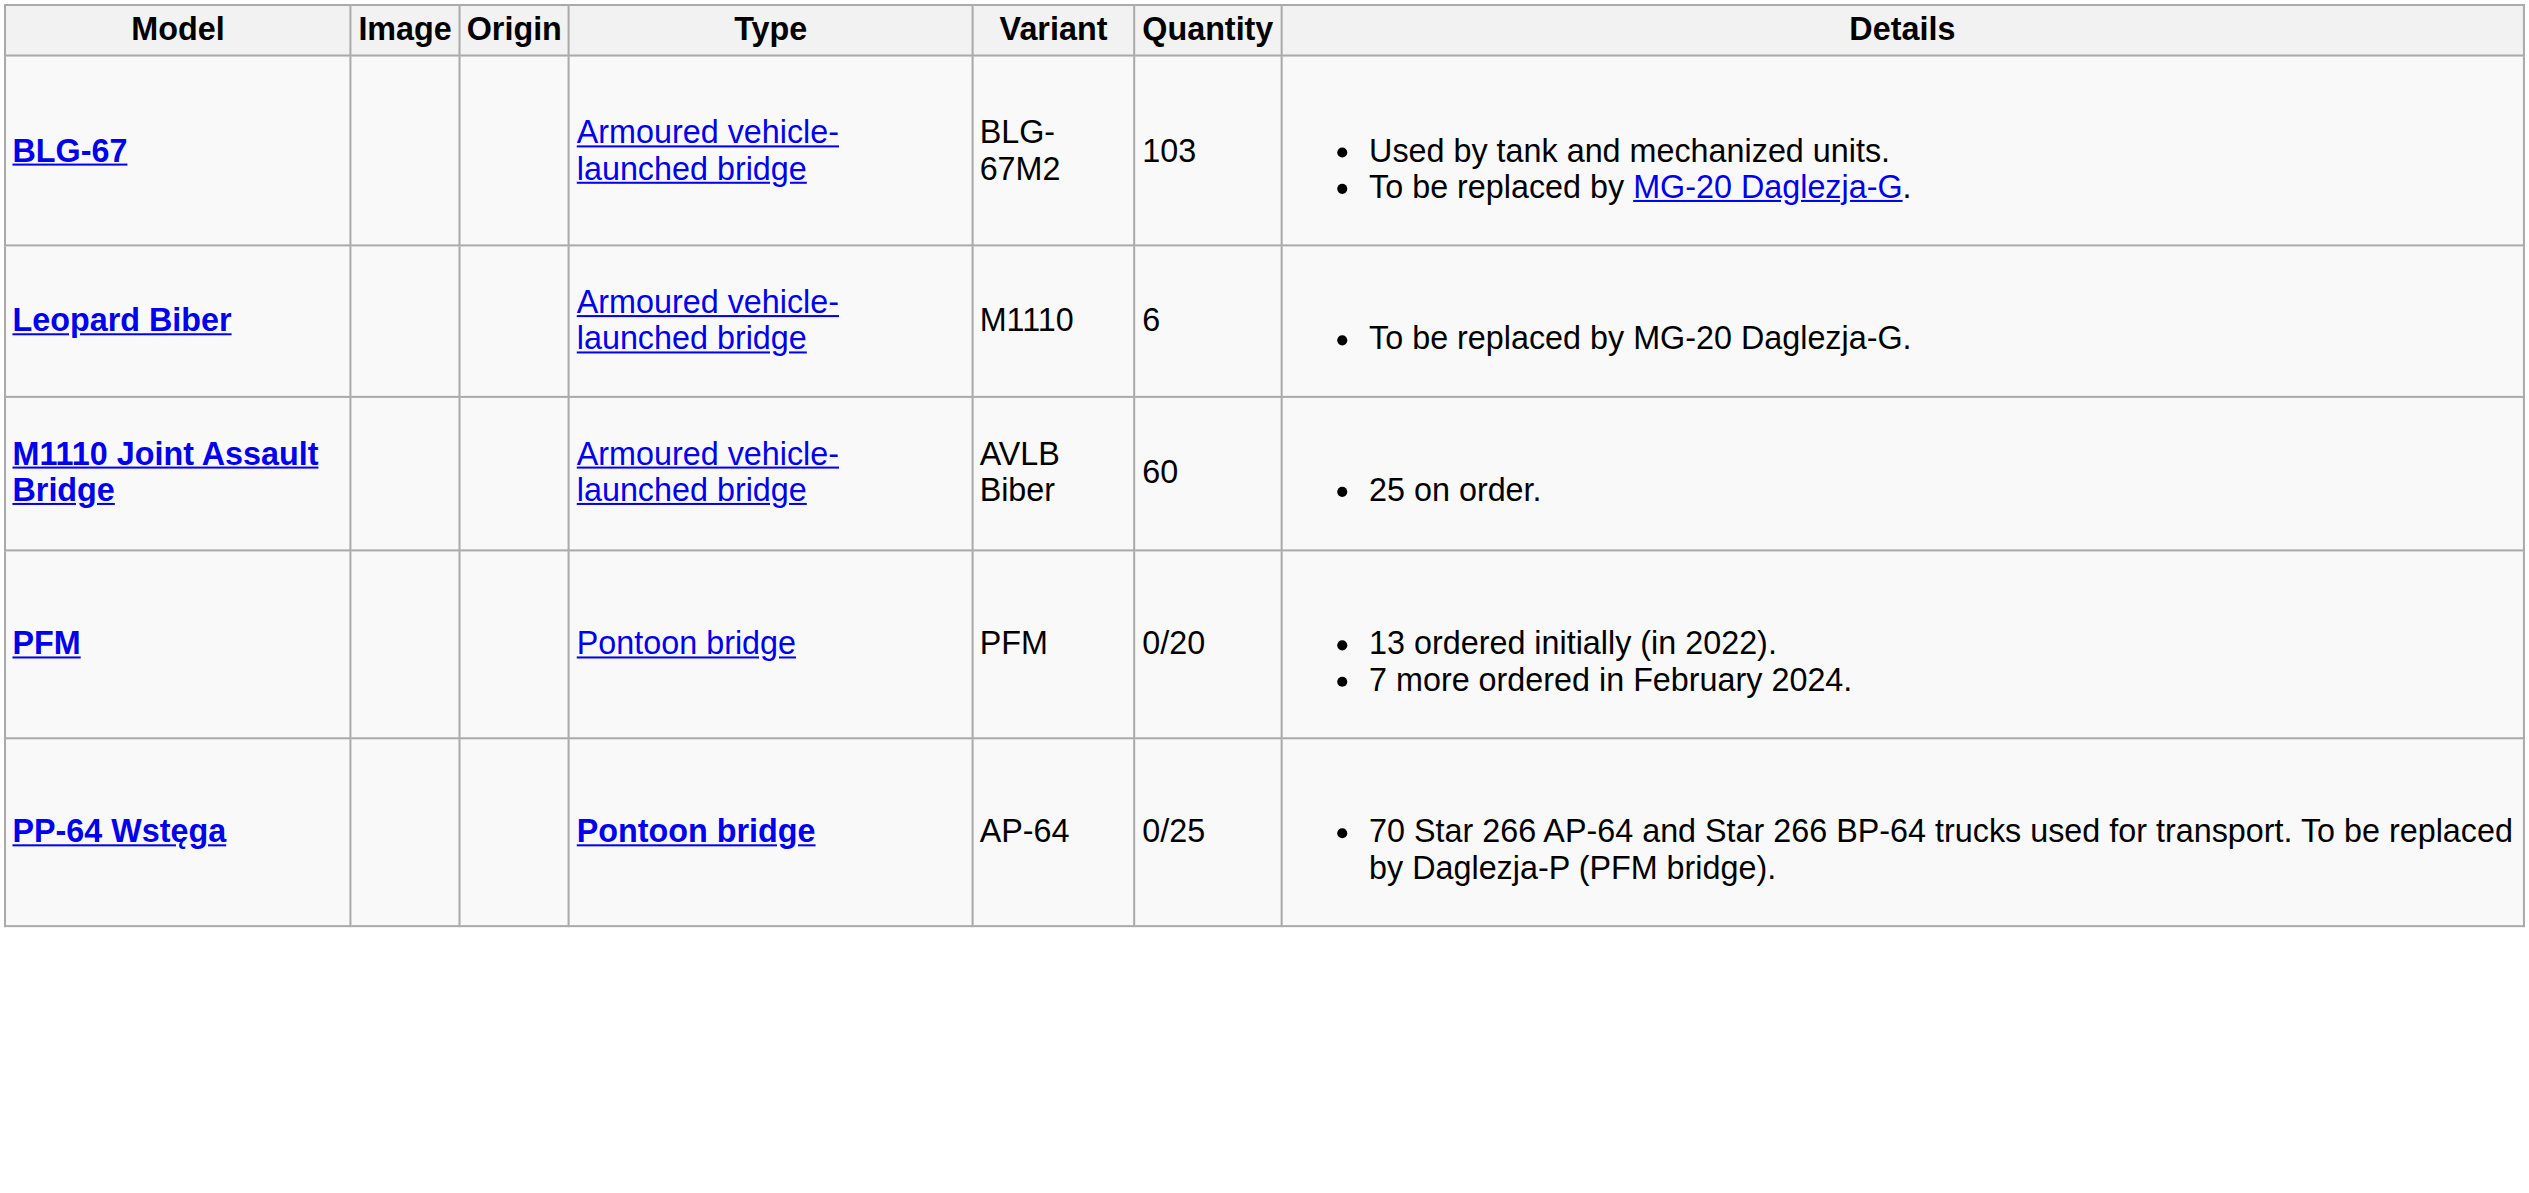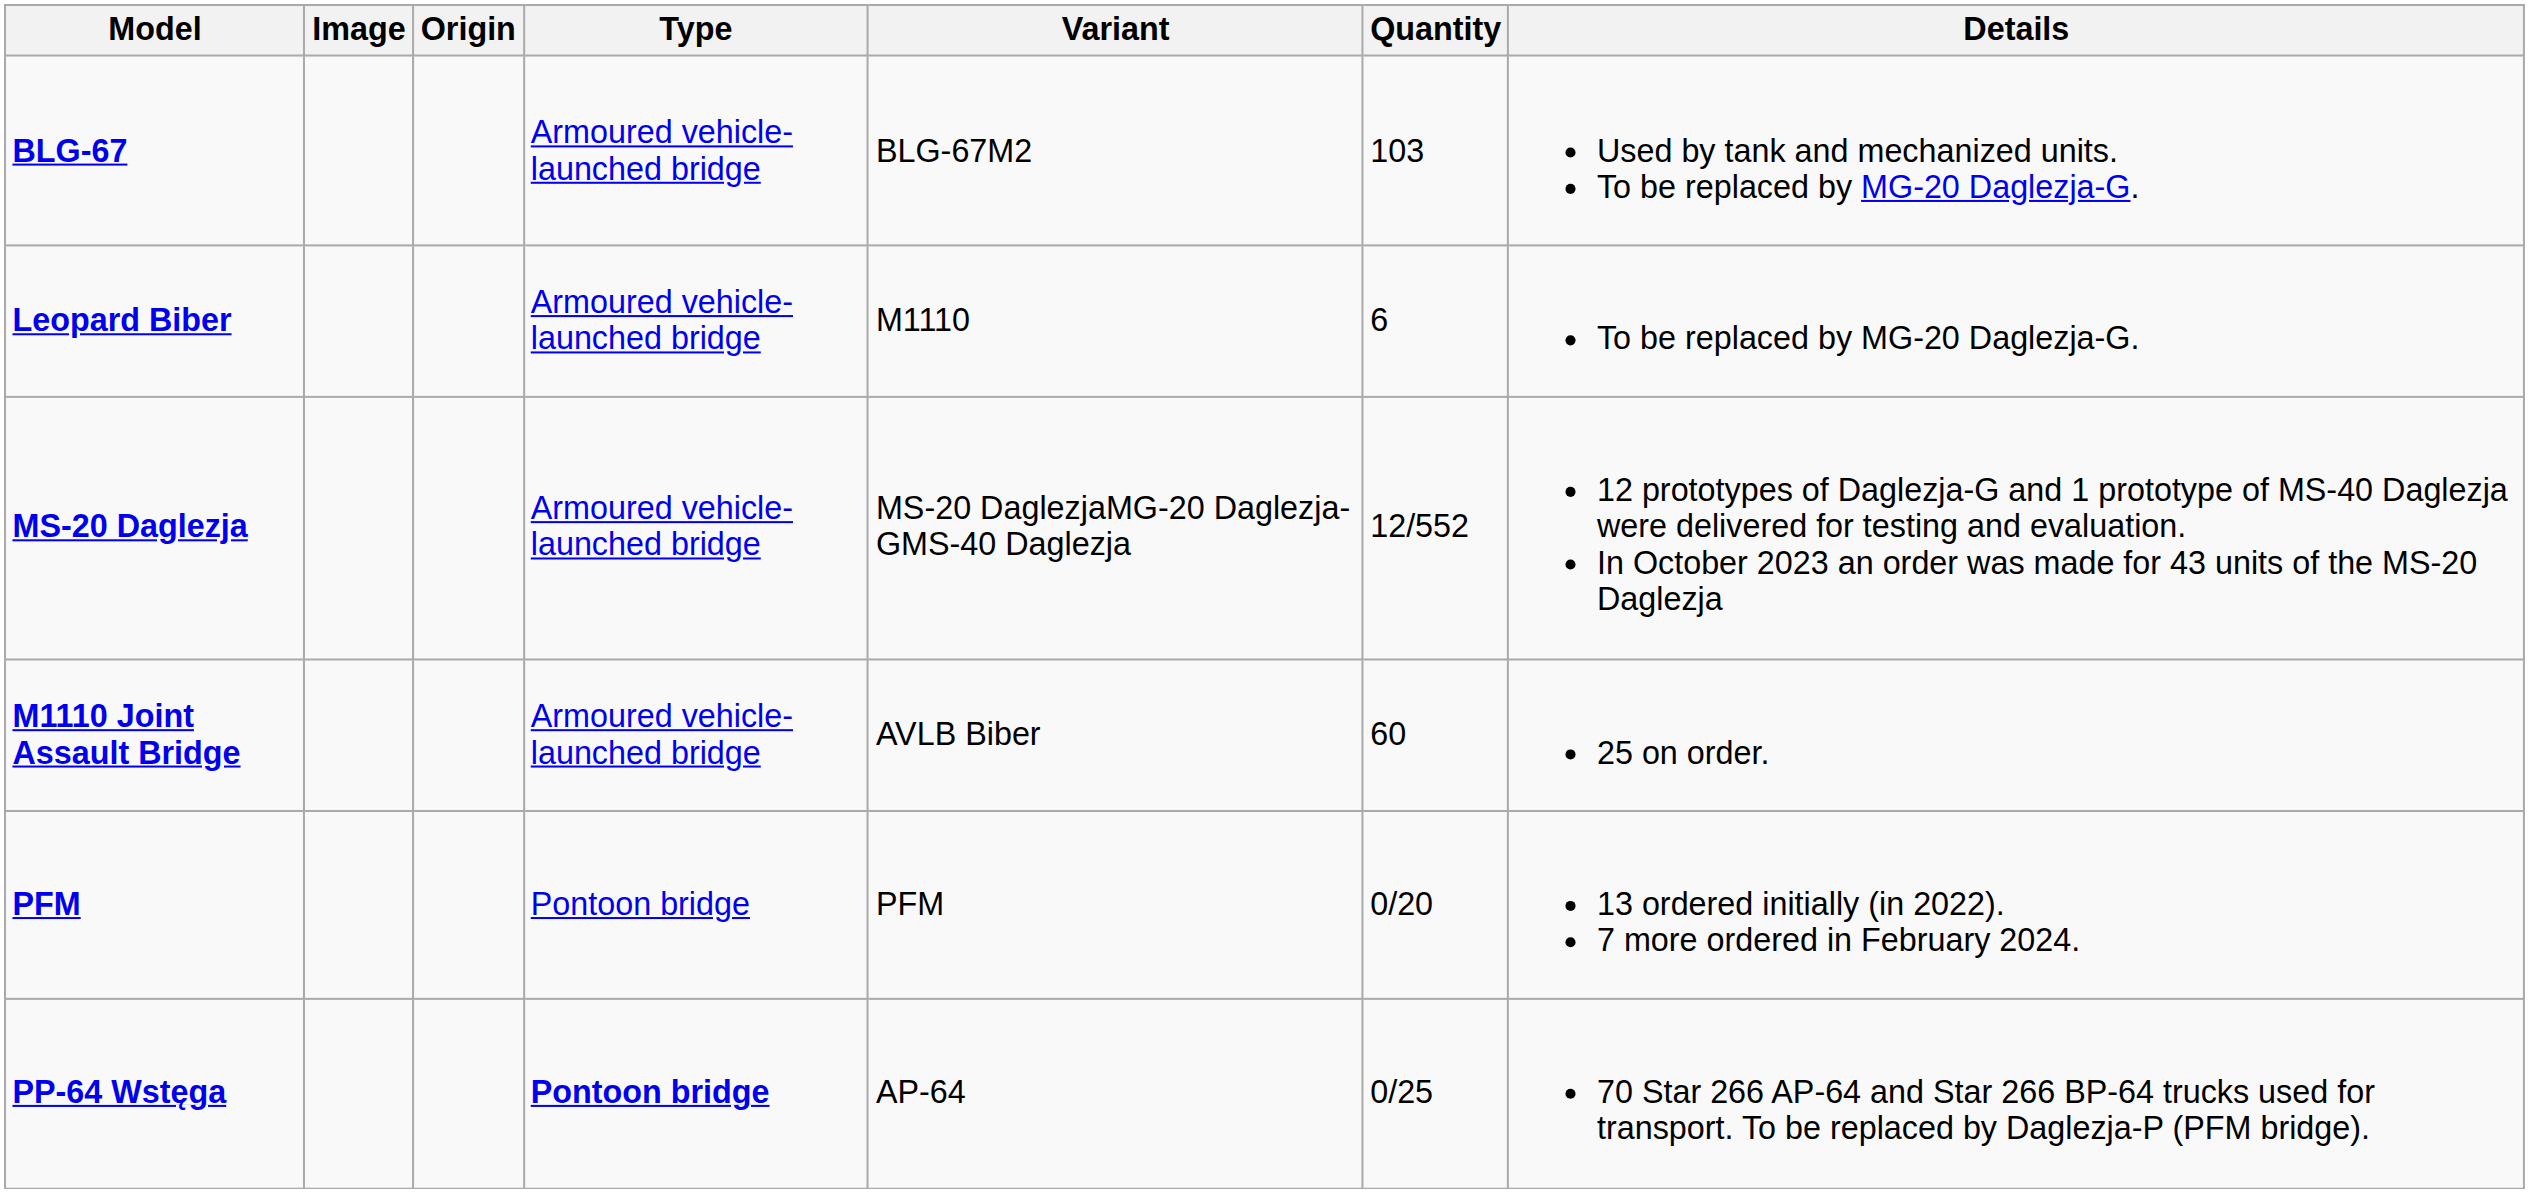+ row: (130, 527)
